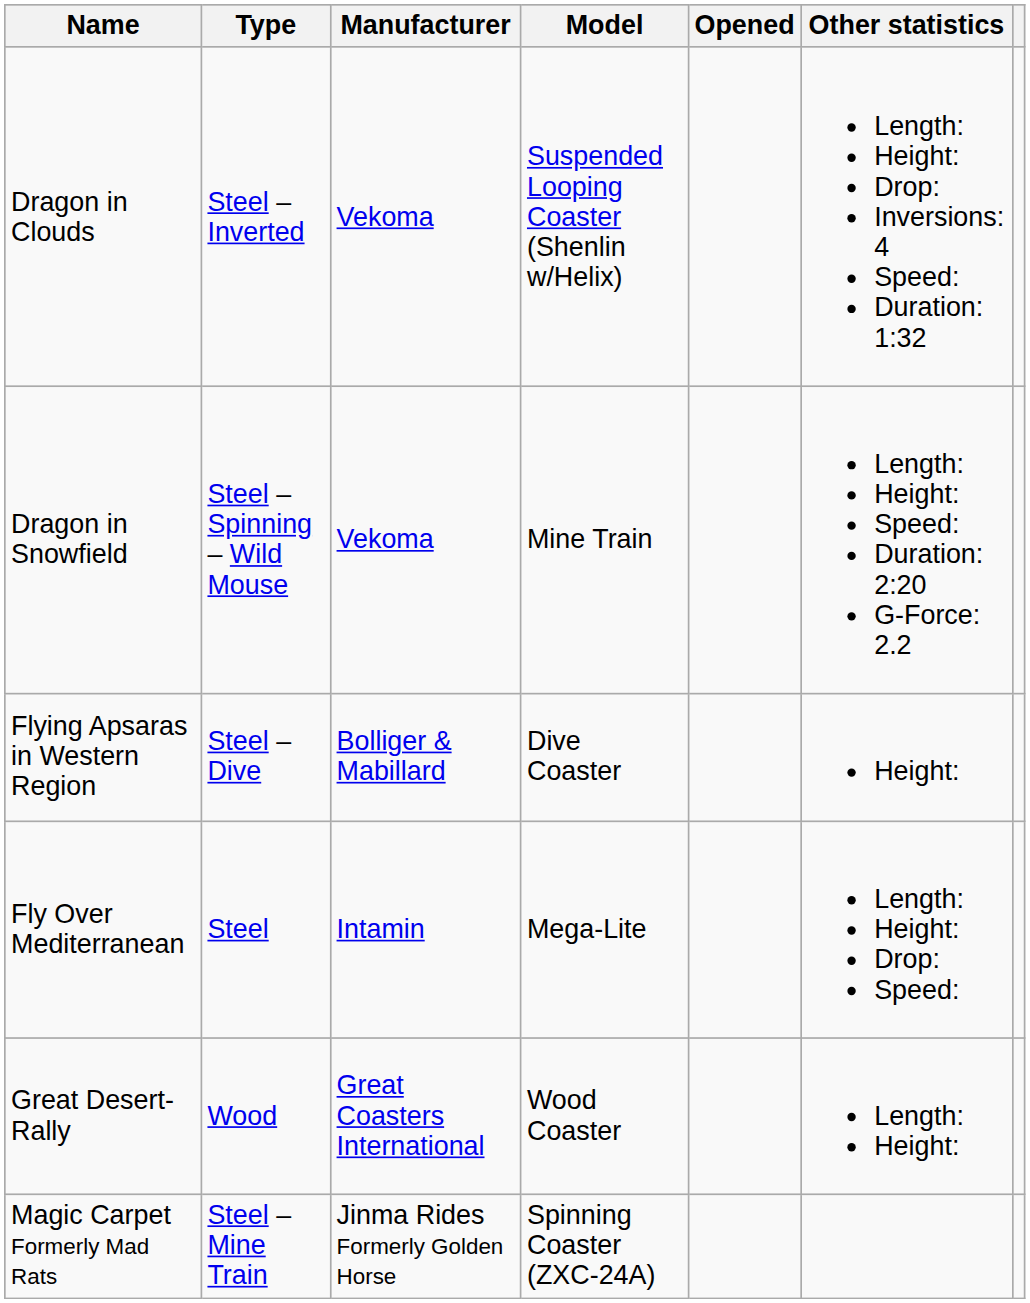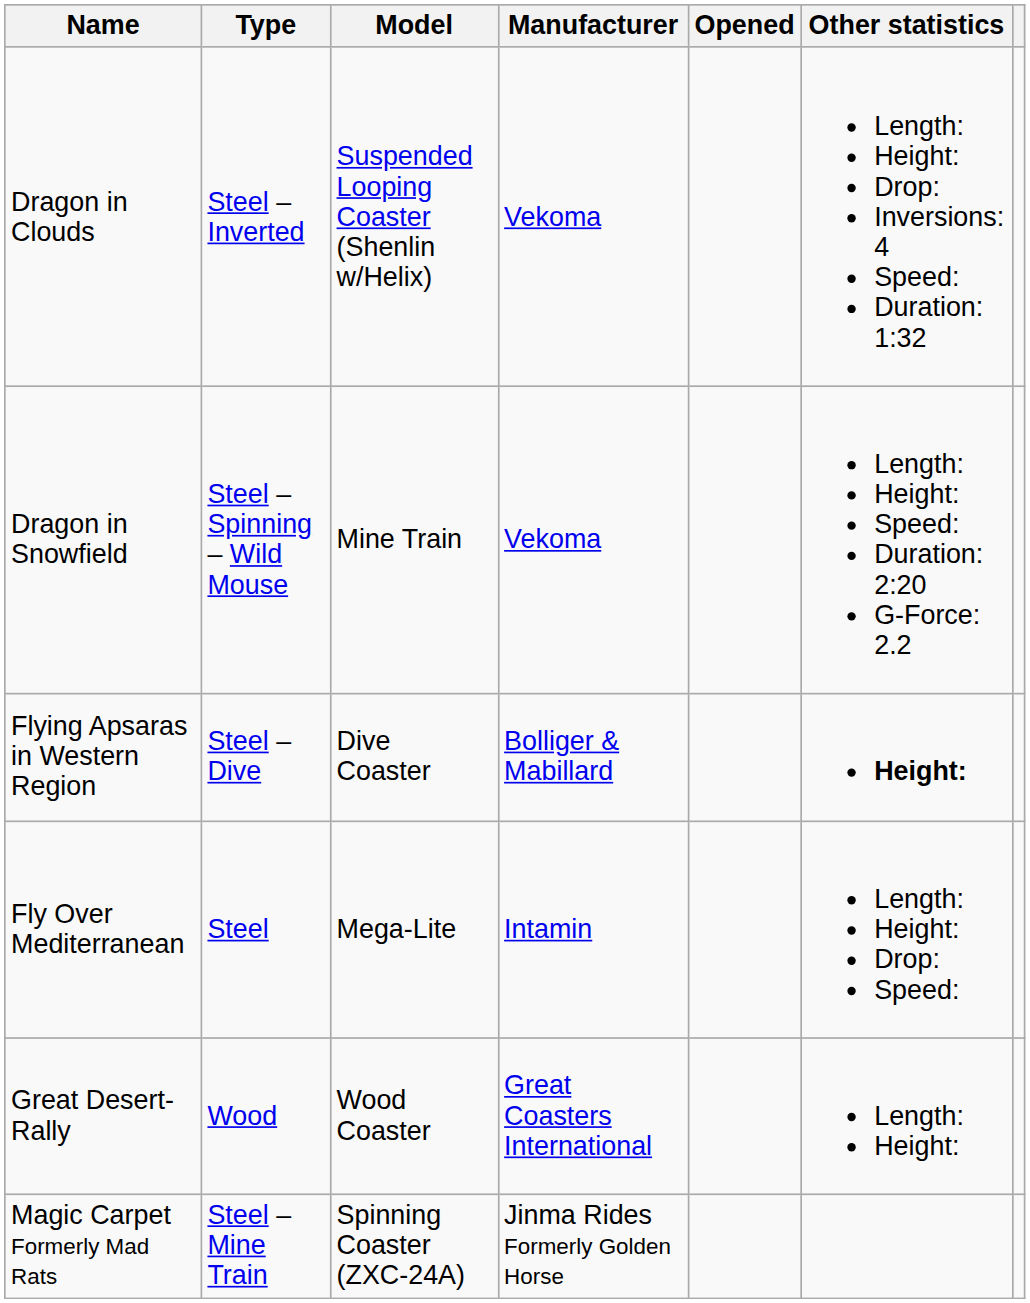columns swapped: (426, 25) <-> (605, 25)
(906, 772) normal -> (906, 772) bold
